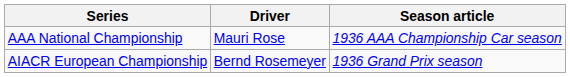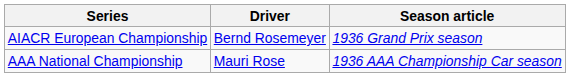rows swapped: (108, 61) <-> (95, 38)
